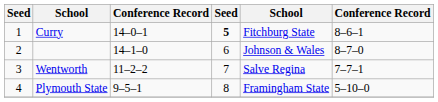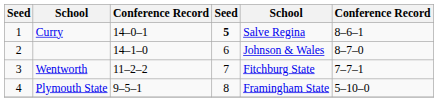(279, 32) Fitchburg State -> (274, 32) Salve Regina
(274, 69) Salve Regina -> (279, 69) Fitchburg State
